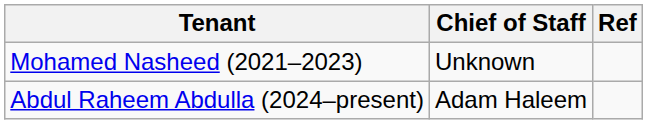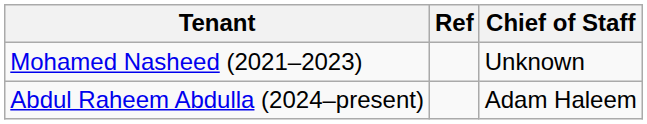columns swapped: (511, 23) <-> (617, 23)
